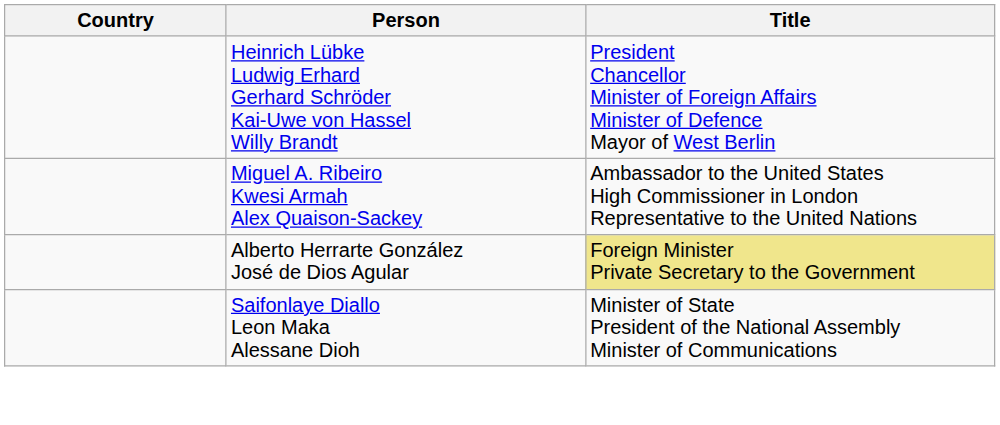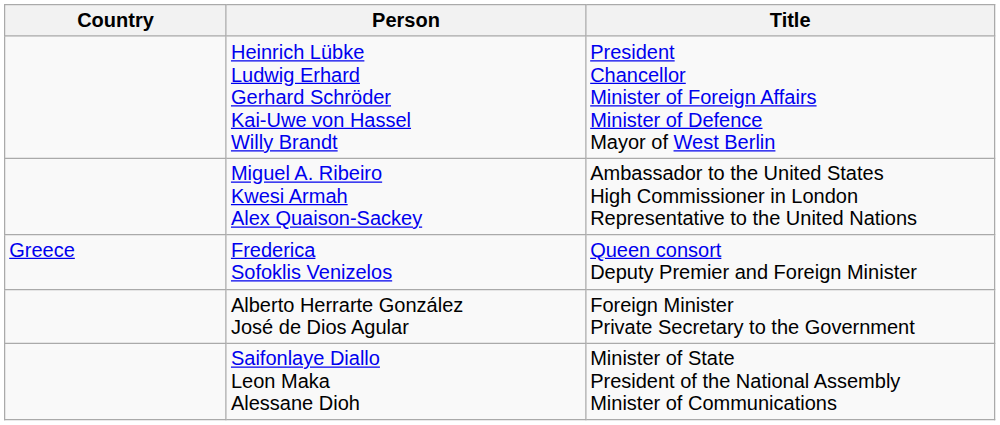+ row: (312, 261)
(752, 261) khaki background -> (752, 315) no background
